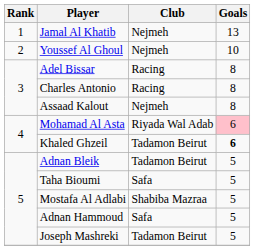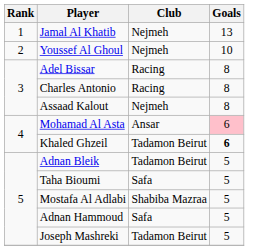(172, 124) Riyada Wal Adab -> (145, 124) Ansar
